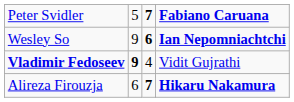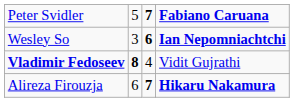(135, 39) 9 -> (135, 39) 3
(135, 62) 9 -> (135, 62) 8
